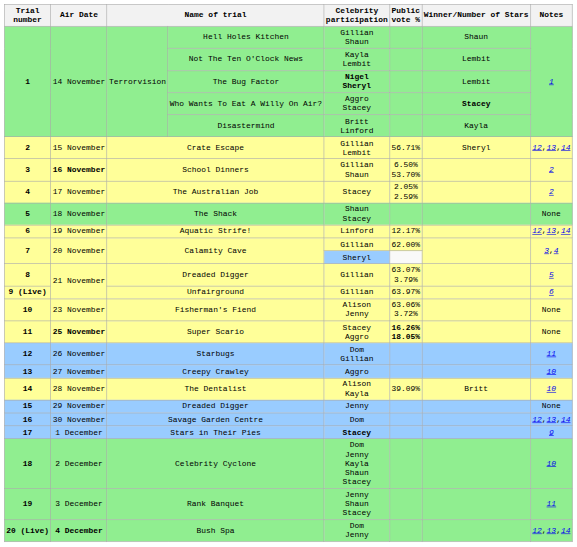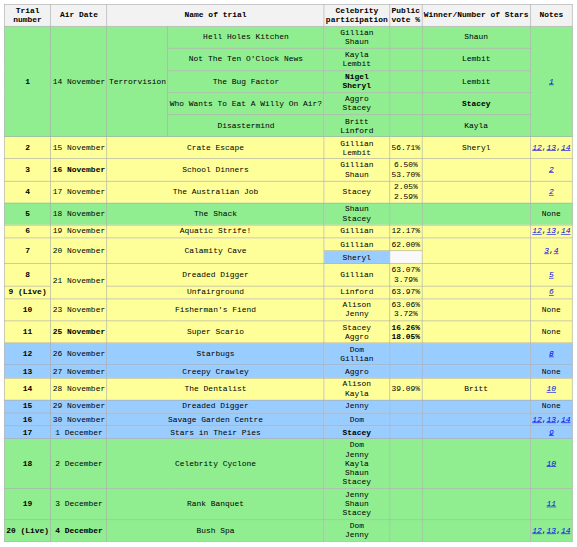(357, 232) Linford -> (357, 232) Gillian
(357, 292) Gillian -> (357, 292) Linford
(551, 354) 11 -> (551, 354) 8
(551, 372) 10 -> (551, 372) None
